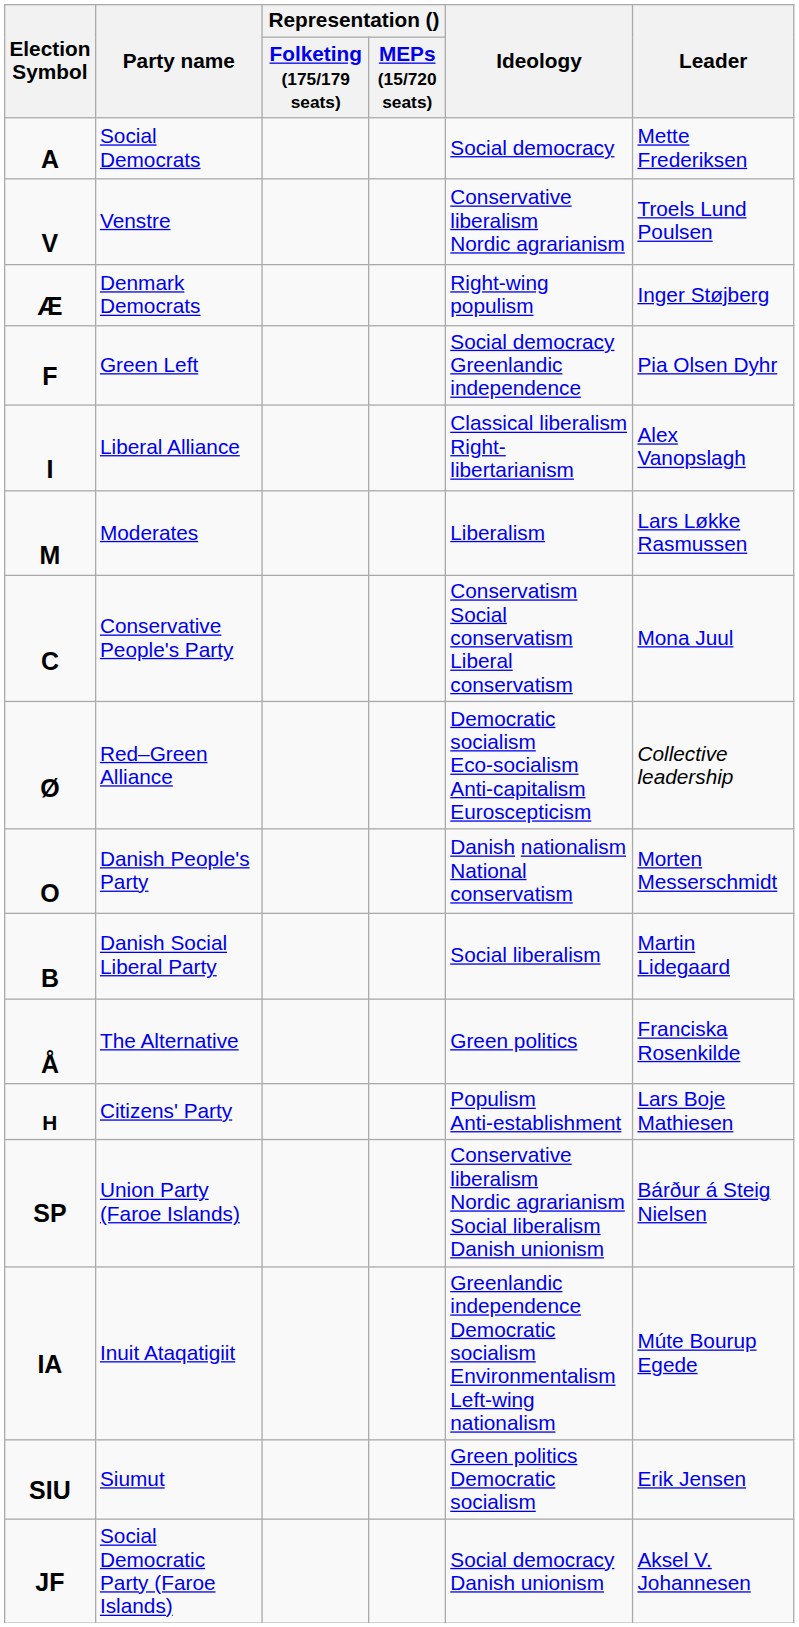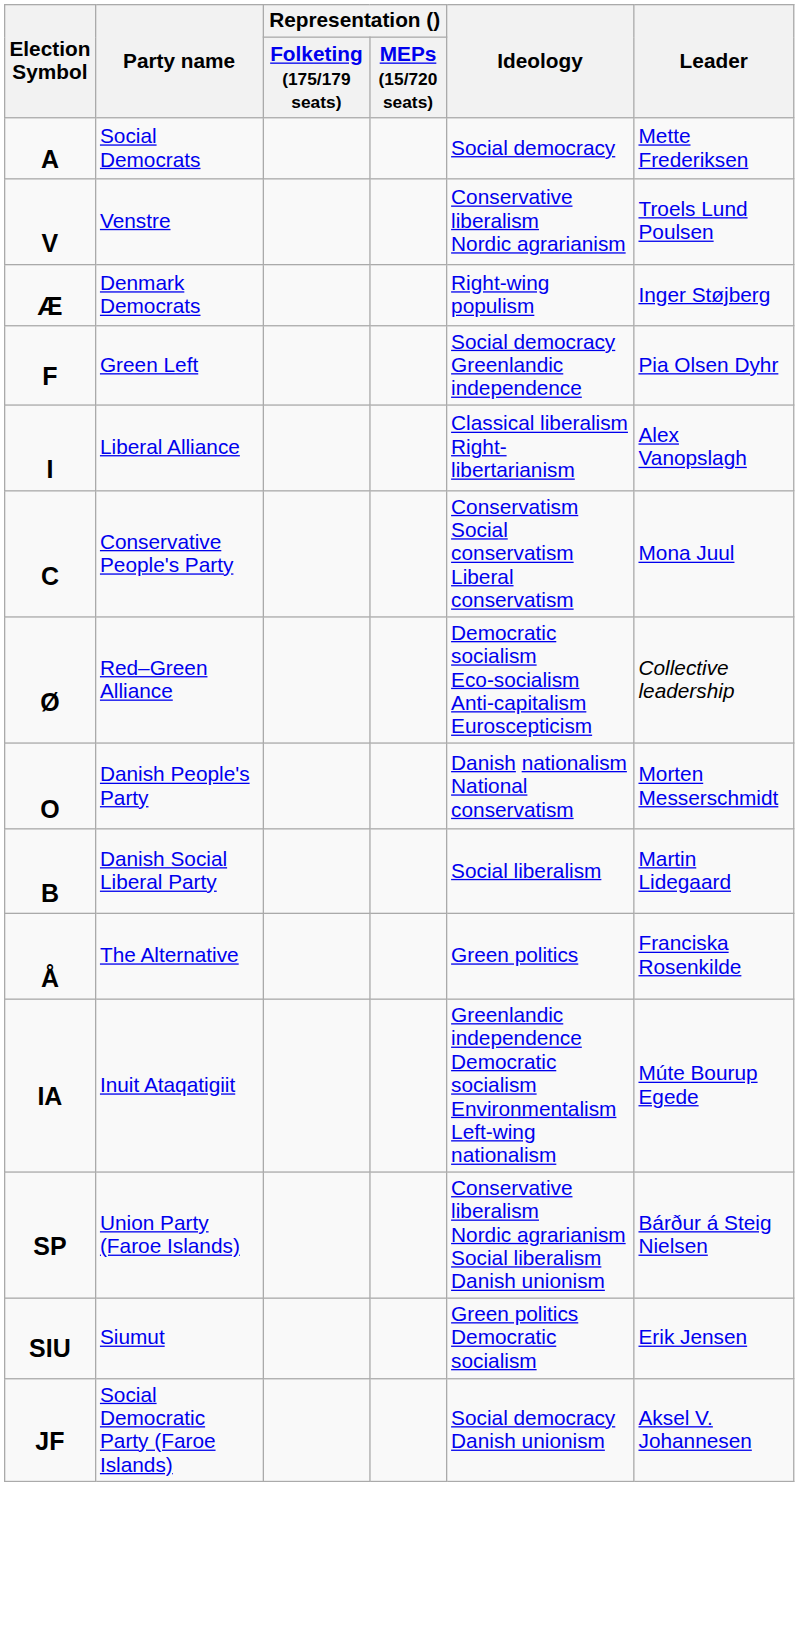- row: (149, 532)
- row: (166, 1111)
rows swapped: (170, 1203) <-> (168, 1353)
